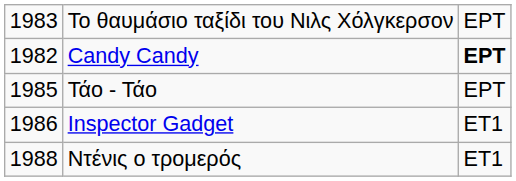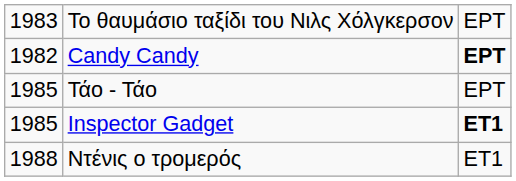(34, 124) 1986 -> (34, 124) 1985
(483, 124) normal -> (483, 124) bold
